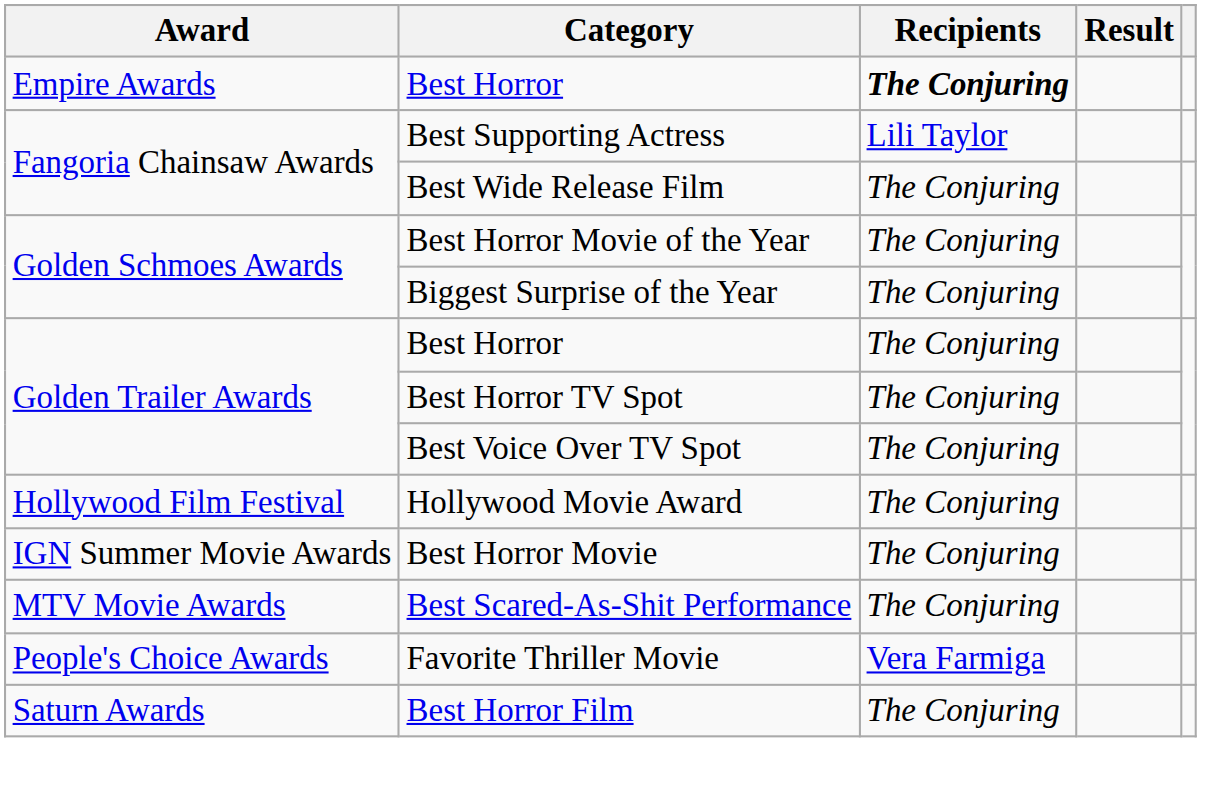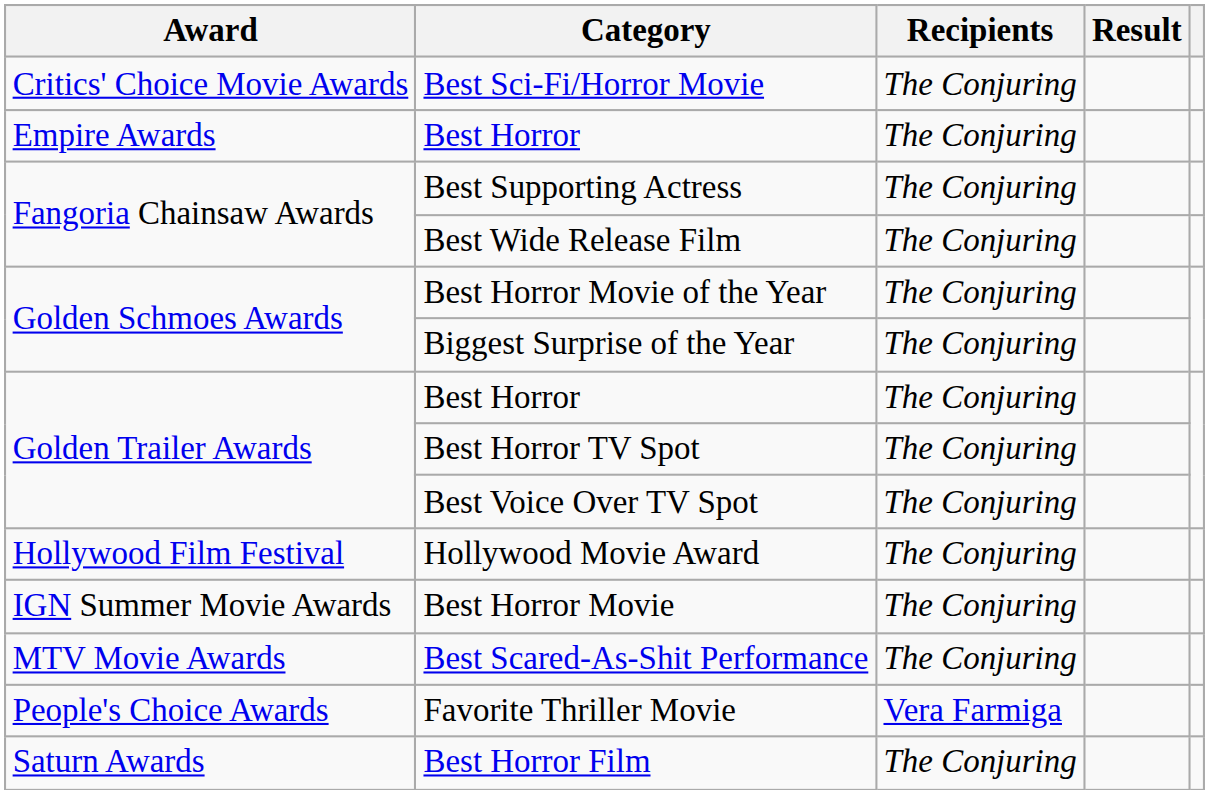+ row: (210, 82)
(968, 82) bold -> (980, 135) normal
(937, 135) Lili Taylor -> (980, 187) The Conjuring
